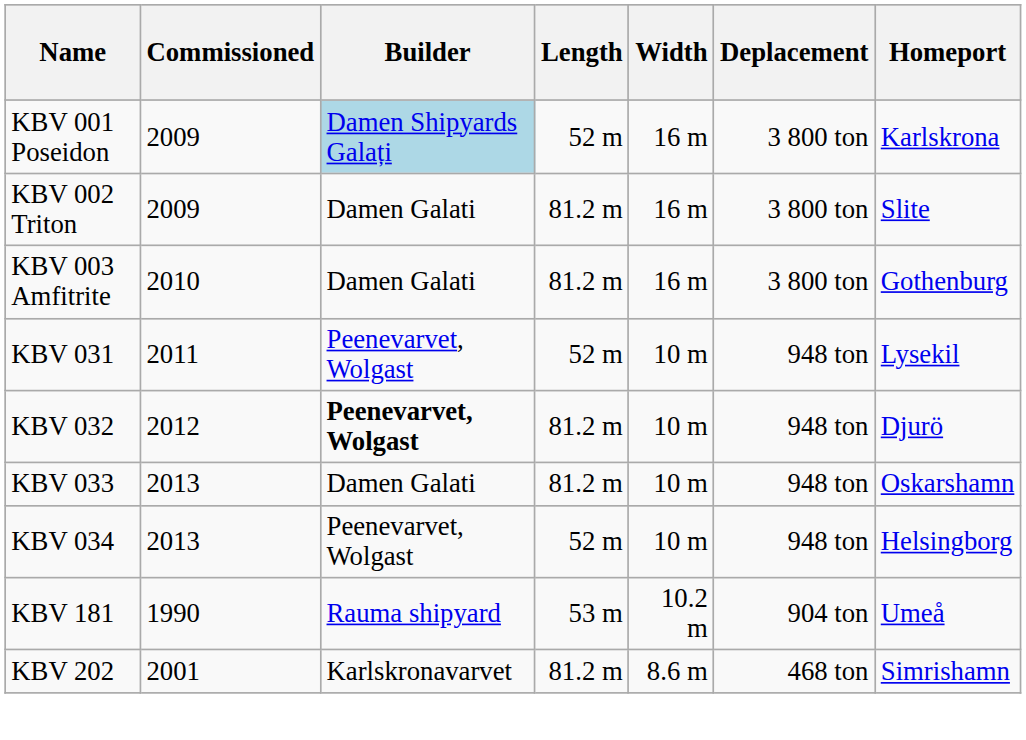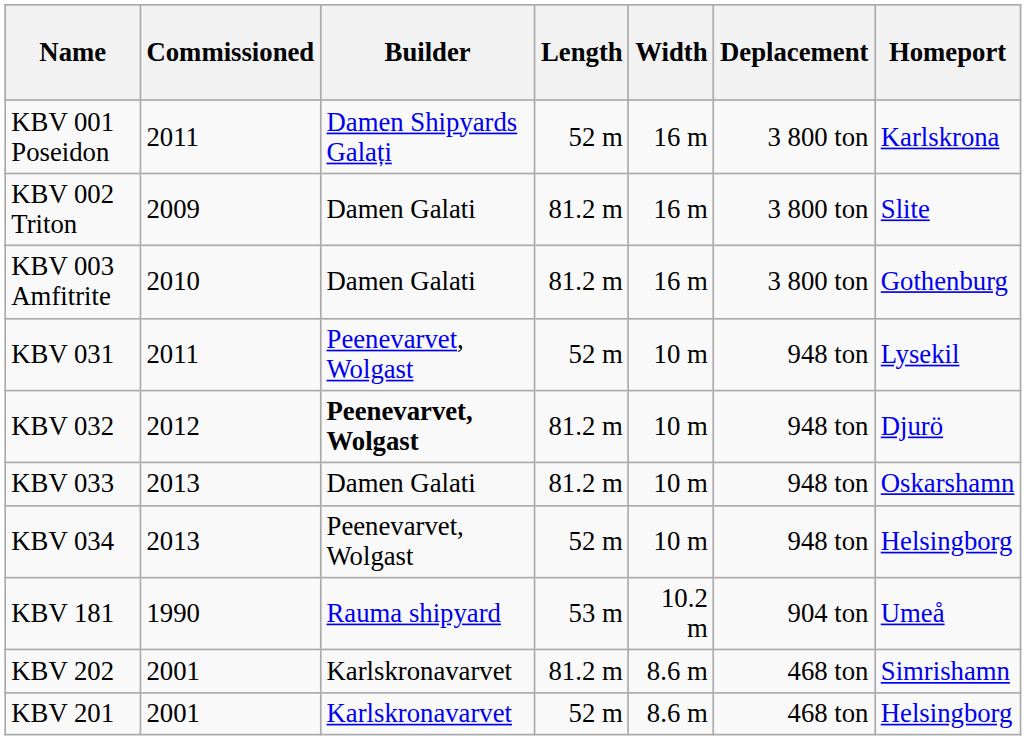(173, 136) 2009 -> (173, 136) 2011
(422, 136) lightblue background -> (422, 136) no background
+ row: (63, 713)
